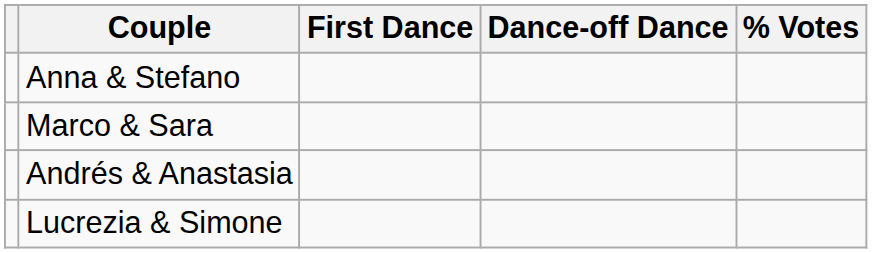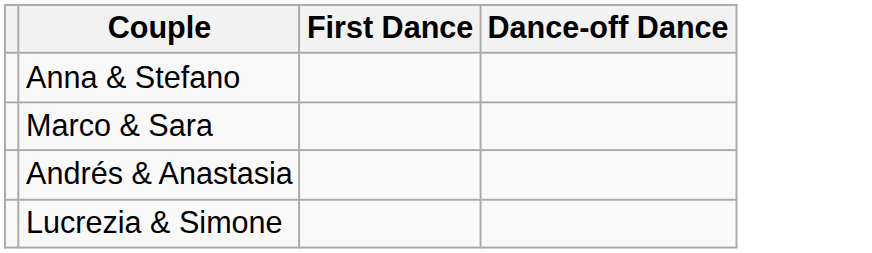- column: (801, 28)
